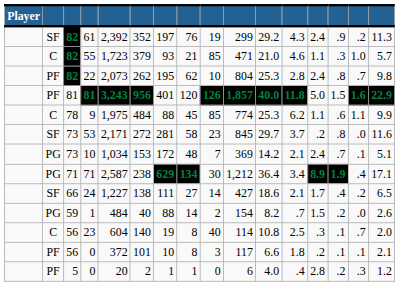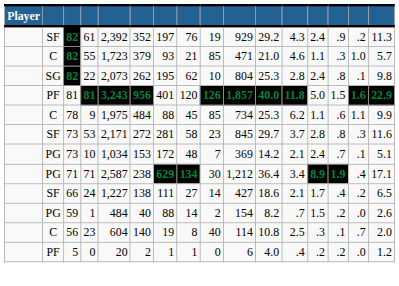(244, 37) 299 -> (244, 37) 929
(53, 76) PF -> (53, 76) SG
(361, 76) .7 -> (361, 76) .1
(244, 115) 774 -> (244, 115) 734
(321, 134) .2 -> (318, 134) 2.8
(361, 134) .0 -> (361, 134) .3
- row: (72, 252)
(318, 271) 2.8 -> (321, 252) .2
(361, 271) .3 -> (361, 252) .0
